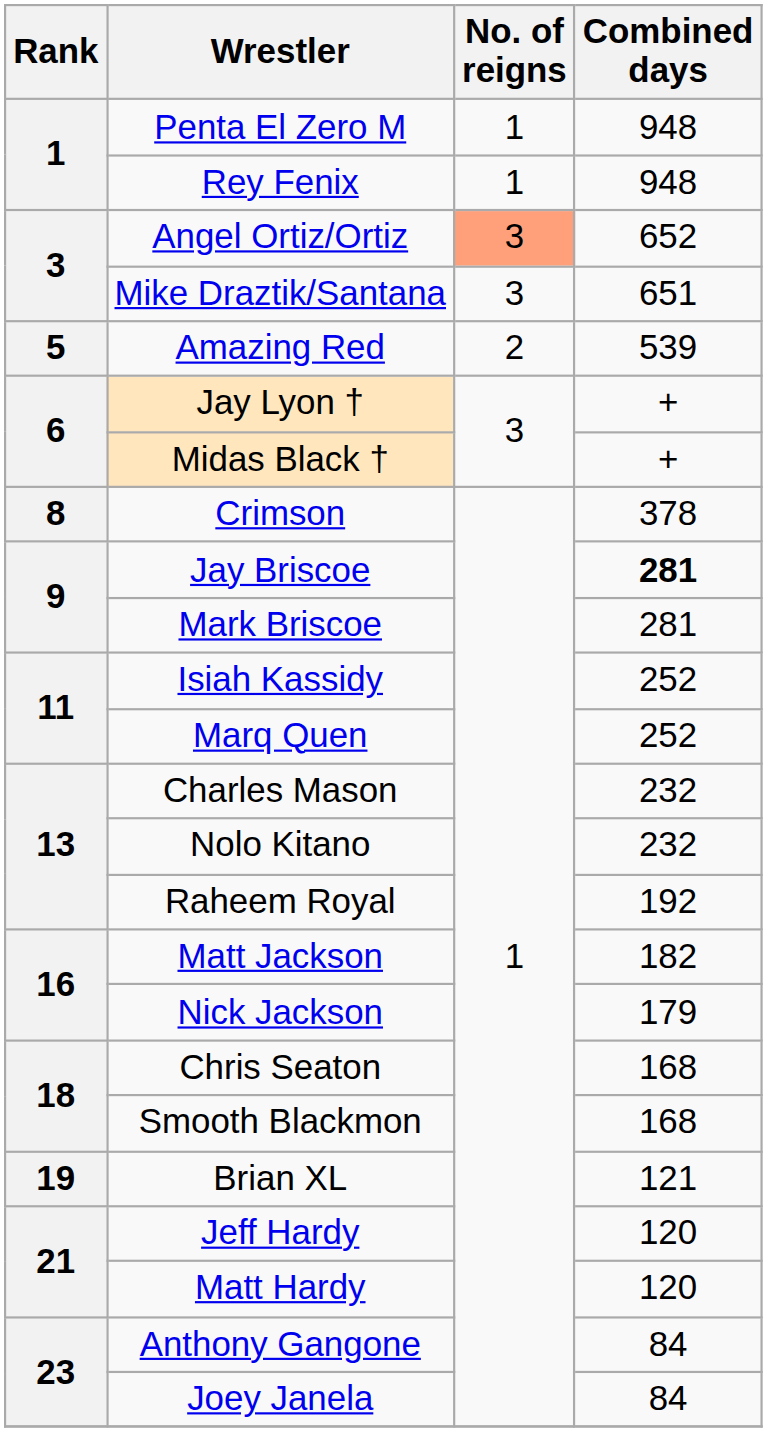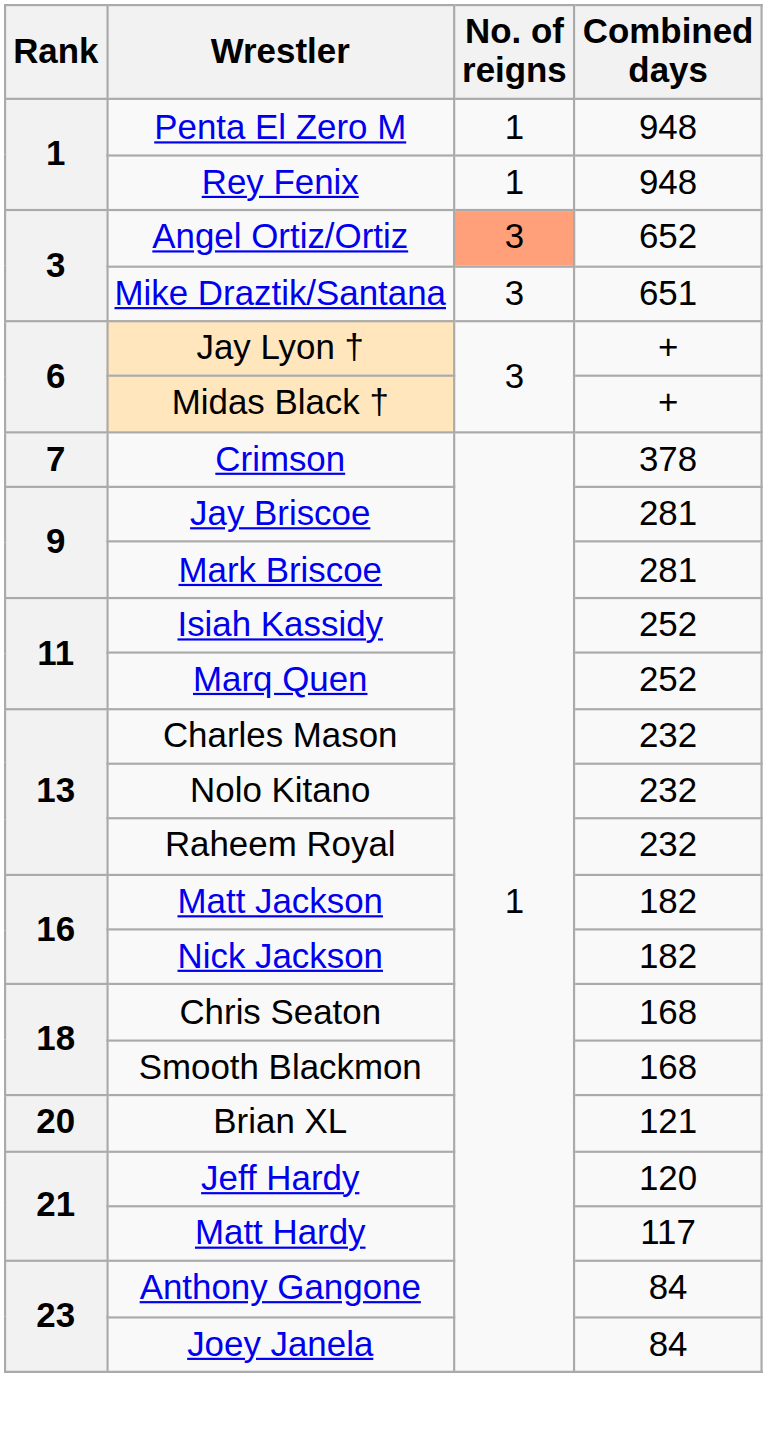- row: (280, 347)
(56, 513) 8 -> (56, 458) 7
(668, 569) bold -> (668, 513) normal
(668, 901) 192 -> (668, 845) 232
(668, 1011) 179 -> (668, 956) 182
(56, 1177) 19 -> (56, 1122) 20
(668, 1288) 120 -> (668, 1233) 117
